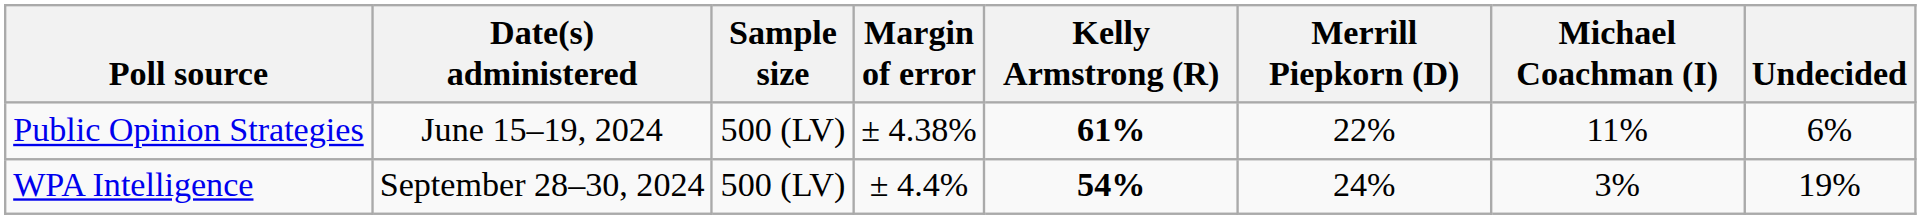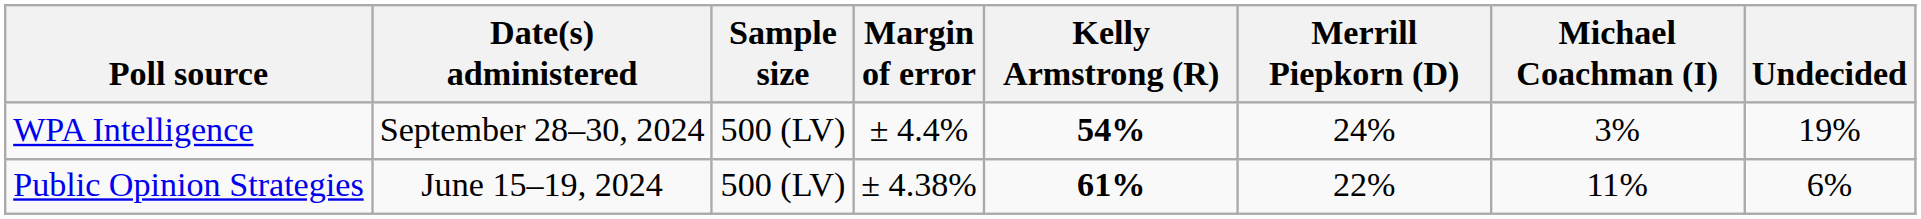rows swapped: (133, 185) <-> (188, 129)
